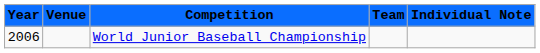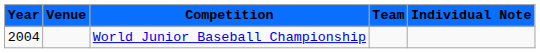(24, 37) 2006 -> (24, 37) 2004
